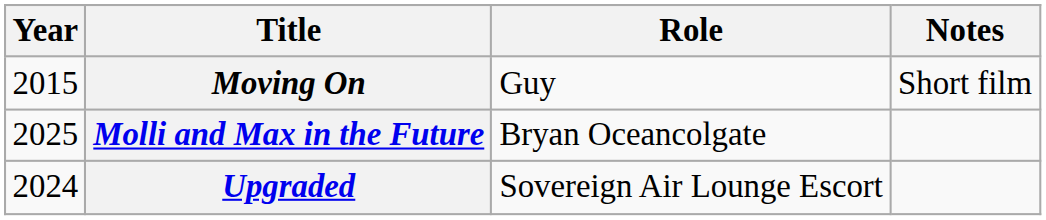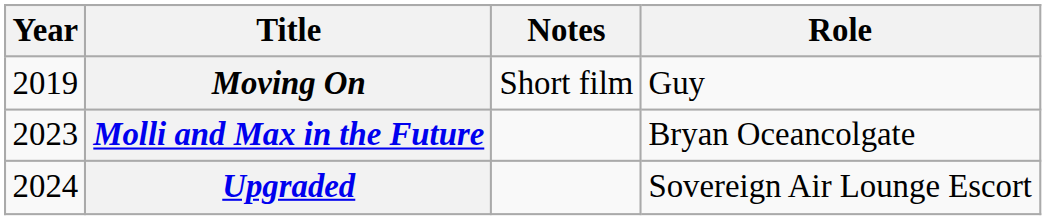columns swapped: (691, 30) <-> (965, 30)
(45, 82) 2015 -> (45, 82) 2019
(45, 134) 2025 -> (45, 134) 2023
